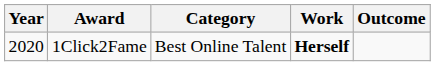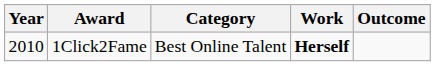(26, 46) 2020 -> (26, 46) 2010
